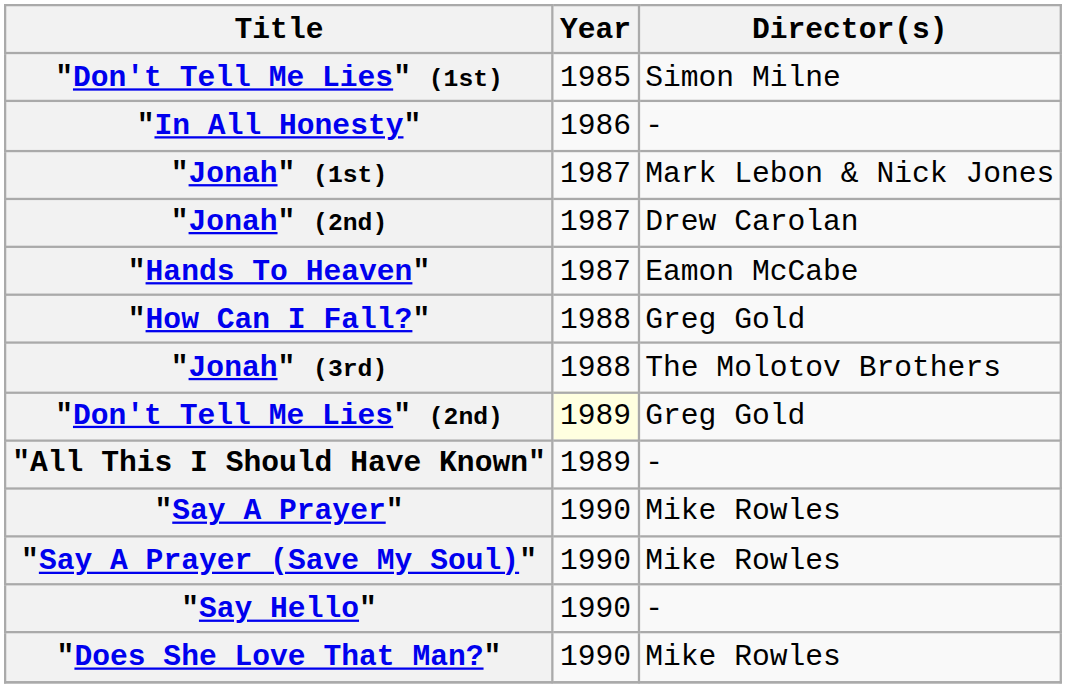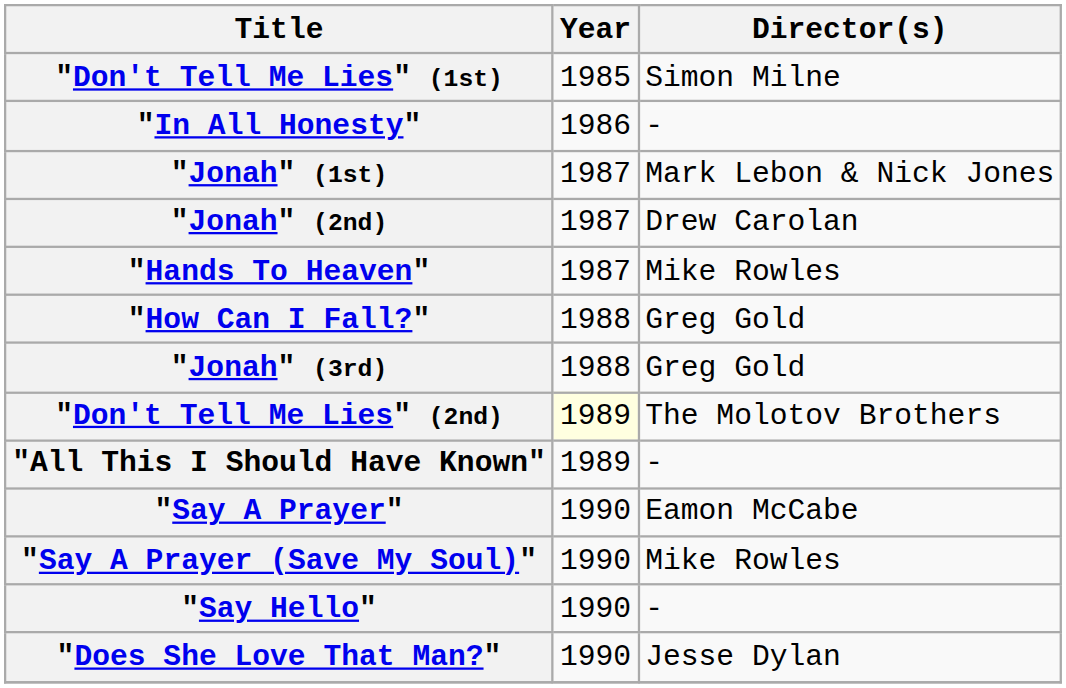(752, 271) Eamon McCabe -> (743, 271) Mike Rowles
(823, 367) The Molotov Brothers -> (725, 367) Greg Gold
(725, 416) Greg Gold -> (823, 416) The Molotov Brothers
(743, 512) Mike Rowles -> (752, 512) Eamon McCabe
(743, 657) Mike Rowles -> (743, 657) Jesse Dylan
